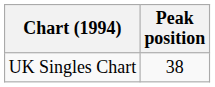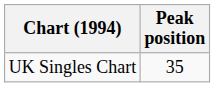(175, 67) 38 -> (175, 67) 35
